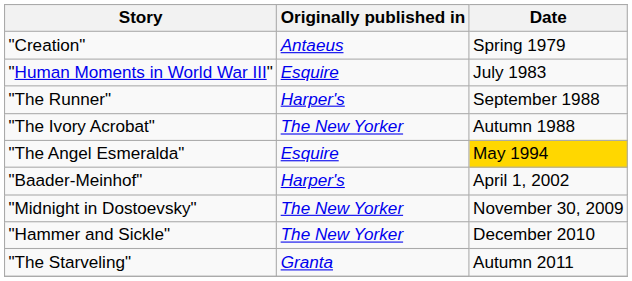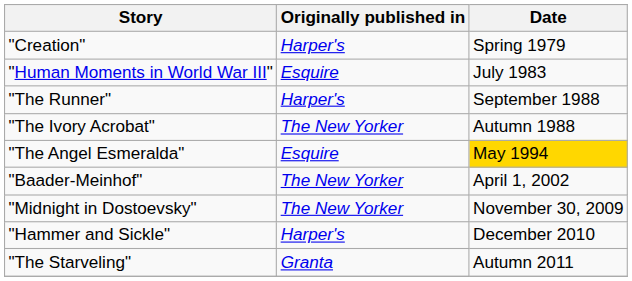(312, 45) Antaeus -> (313, 45) Harper's
(313, 180) Harper's -> (342, 180) The New Yorker
(342, 235) The New Yorker -> (313, 235) Harper's
